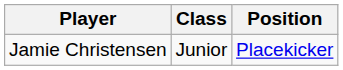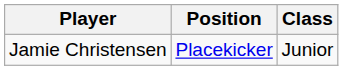columns swapped: (201, 19) <-> (285, 19)
